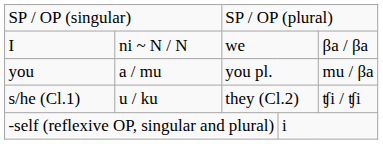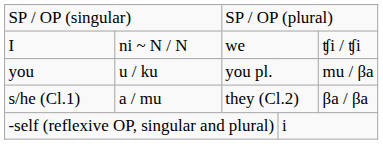(345, 44) βa / βa -> (342, 44) ʧi / ʧi
(140, 71) a / mu -> (138, 71) u / ku
(138, 98) u / ku -> (140, 98) a / mu
(342, 98) ʧi / ʧi -> (345, 98) βa / βa
